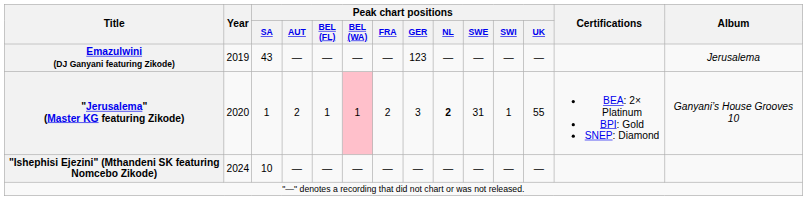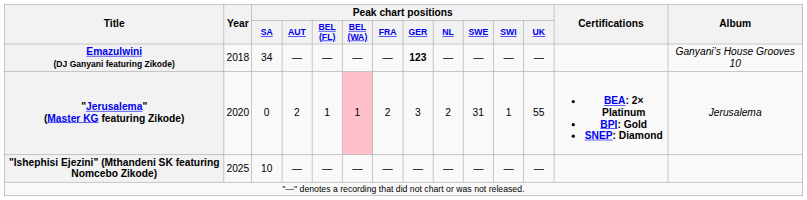(238, 57) 2019 -> (238, 57) 2018
(267, 57) 43 -> (267, 57) 34
(418, 57) normal -> (418, 57) bold
(733, 57) Jerusalema -> (735, 57) Ganyani’s House Grooves 10
(267, 113) 1 -> (267, 113) 0
(448, 113) bold -> (448, 113) normal
(609, 119) normal -> (611, 119) bold
(733, 113) Ganyani’s House Grooves 10 -> (735, 113) Jerusalema
(238, 168) 2024 -> (238, 168) 2025
